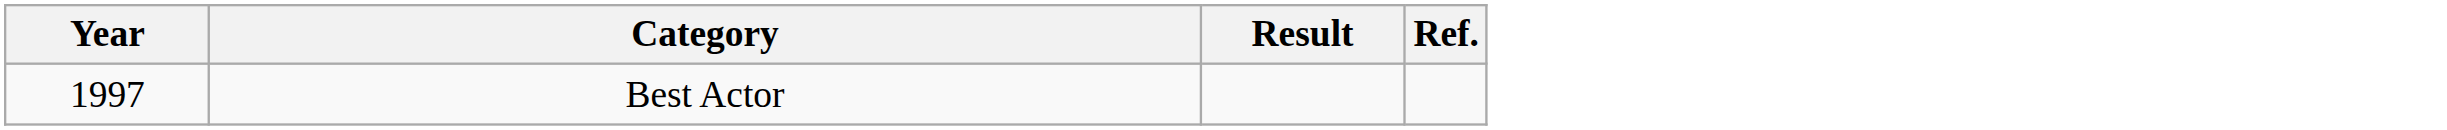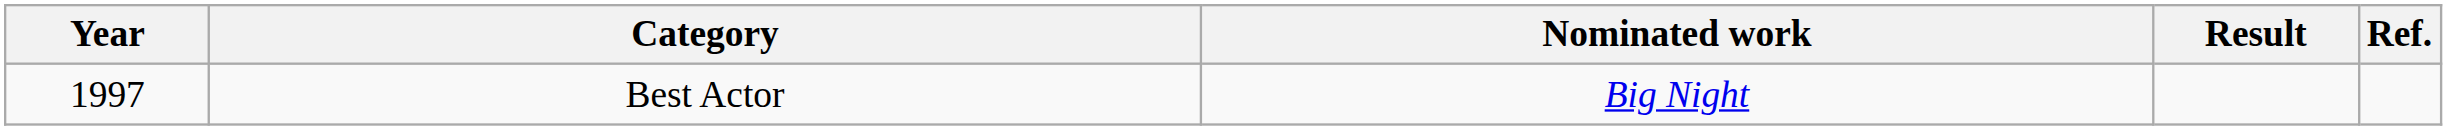+ column: (1677, 34)
